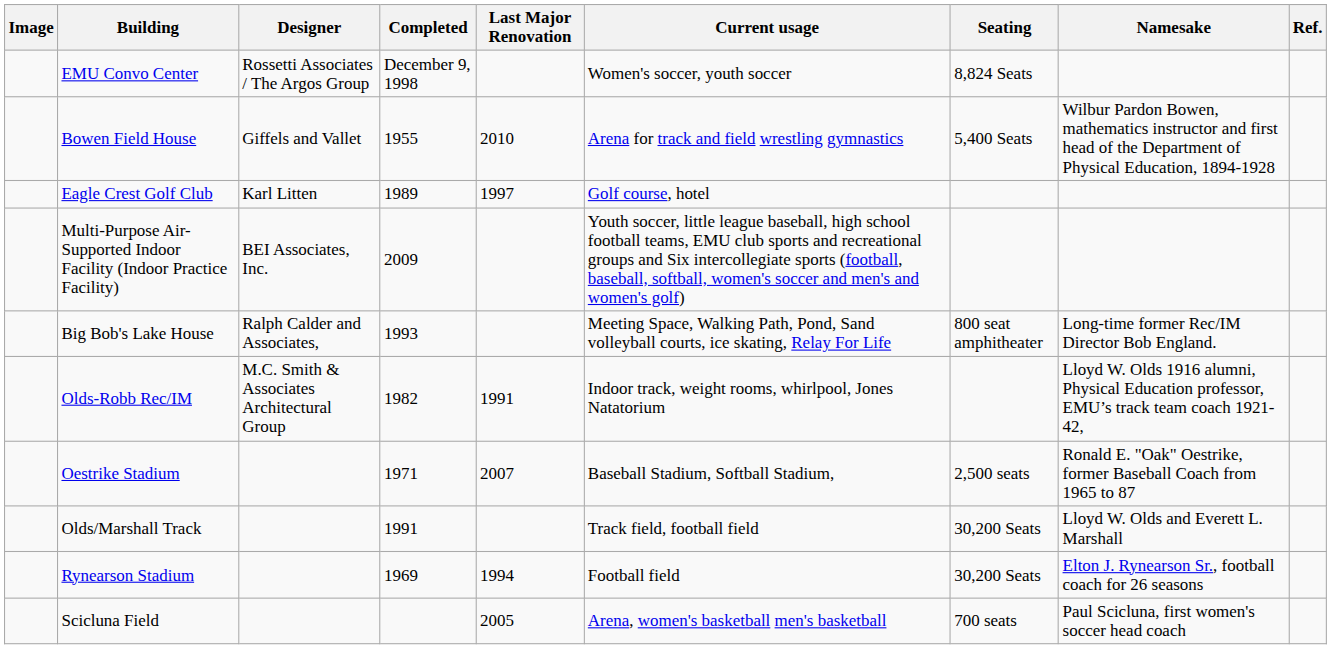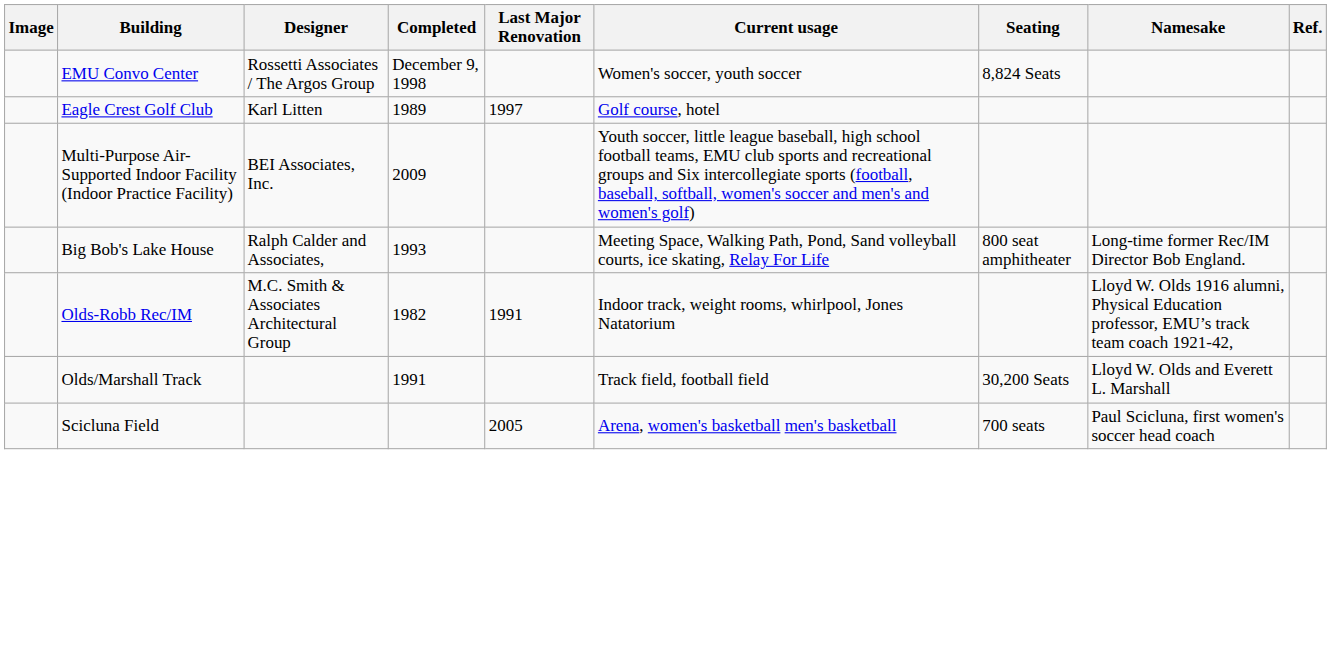- row: (129, 138)
- row: (121, 473)
- row: (128, 574)
